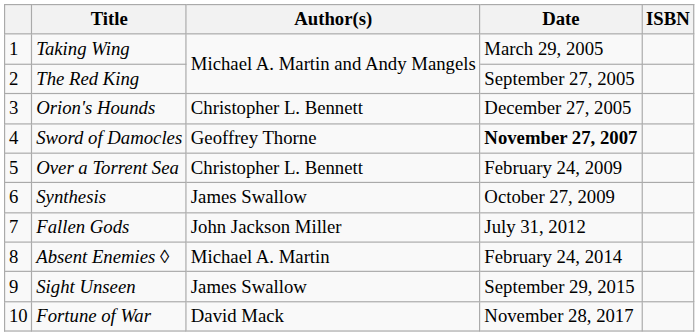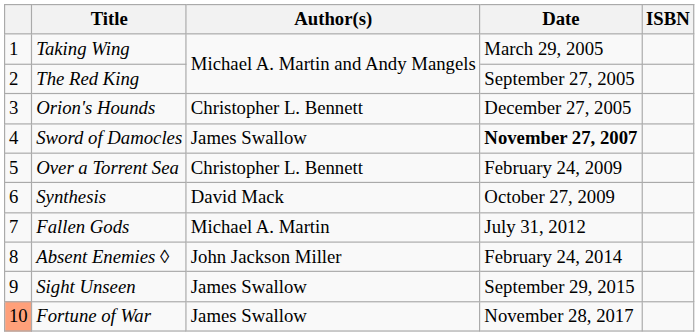(254, 138) Geoffrey Thorne -> (249, 138) James Swallow
(249, 197) James Swallow -> (237, 197) David Mack
(266, 227) John Jackson Miller -> (260, 227) Michael A. Martin
(260, 256) Michael A. Martin -> (266, 256) John Jackson Miller
(18, 316) no background -> (18, 316) lightsalmon background
(237, 316) David Mack -> (249, 316) James Swallow
